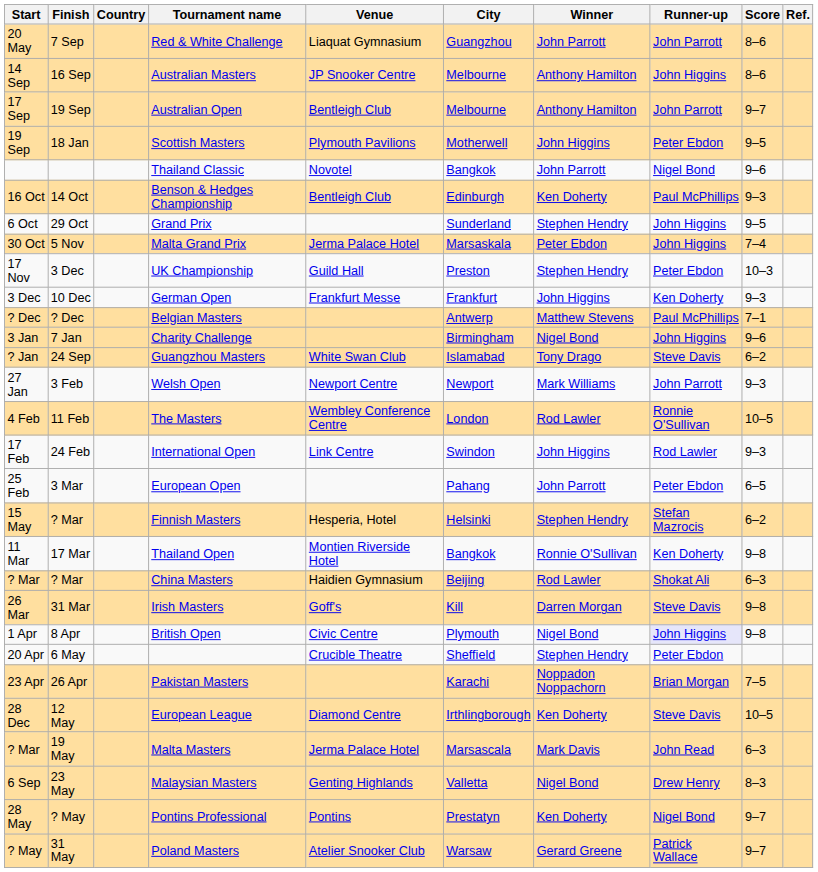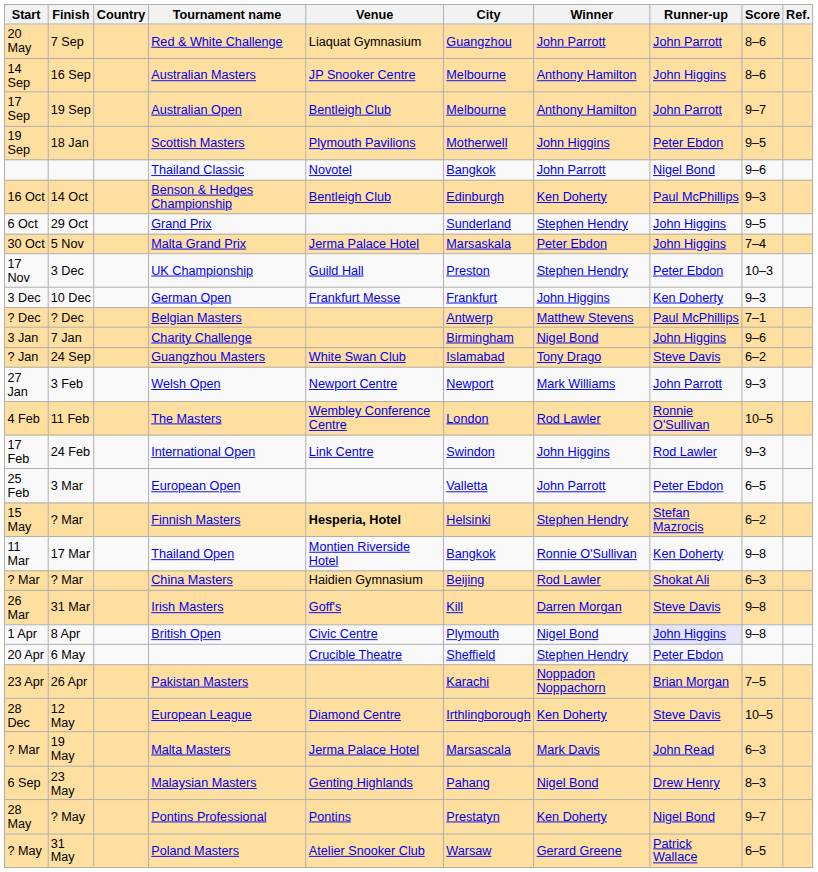(468, 485) Pahang -> (467, 485) Valletta
(352, 519) normal -> (355, 519) bold
(467, 782) Valletta -> (468, 782) Pahang
(756, 850) 9–7 -> (756, 850) 6–5
